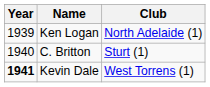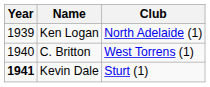(126, 52) Sturt (1) -> (149, 52) West Torrens (1)
(149, 71) West Torrens (1) -> (126, 71) Sturt (1)
